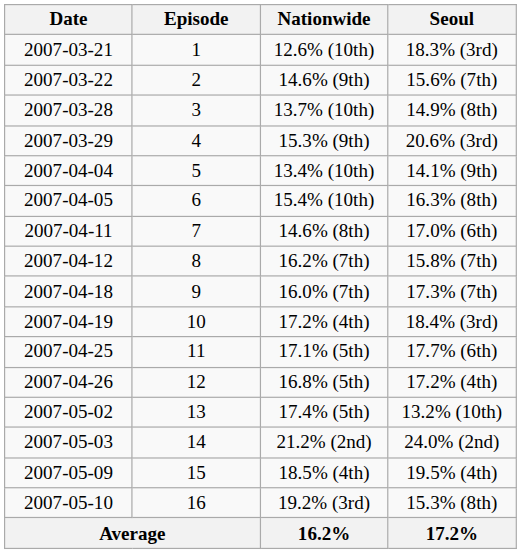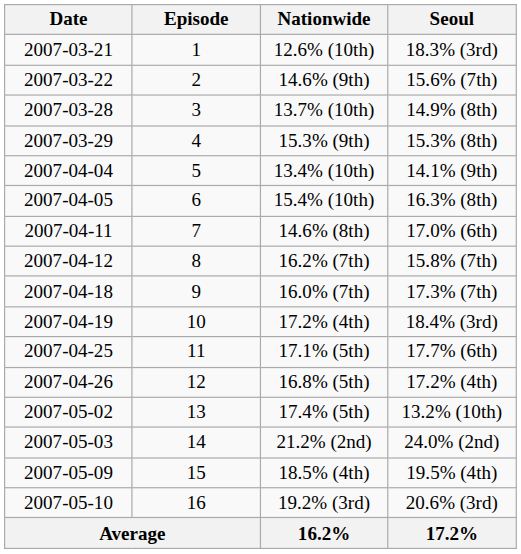(452, 140) 20.6% (3rd) -> (452, 140) 15.3% (8th)
(452, 502) 15.3% (8th) -> (452, 502) 20.6% (3rd)
